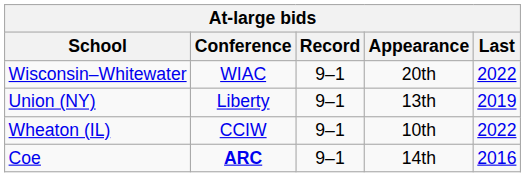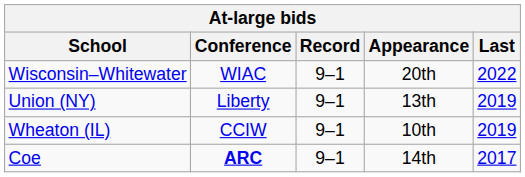(497, 130) 2022 -> (497, 130) 2019
(497, 158) 2016 -> (497, 158) 2017
